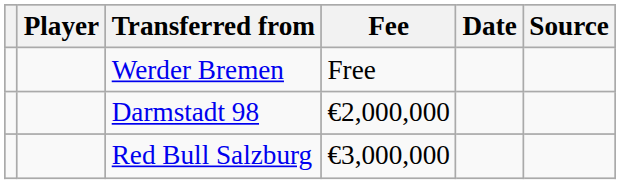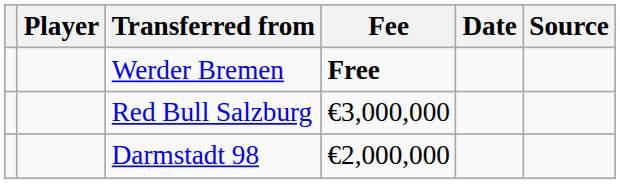(352, 69) normal -> (354, 69) bold
rows swapped: (185, 112) <-> (212, 155)
